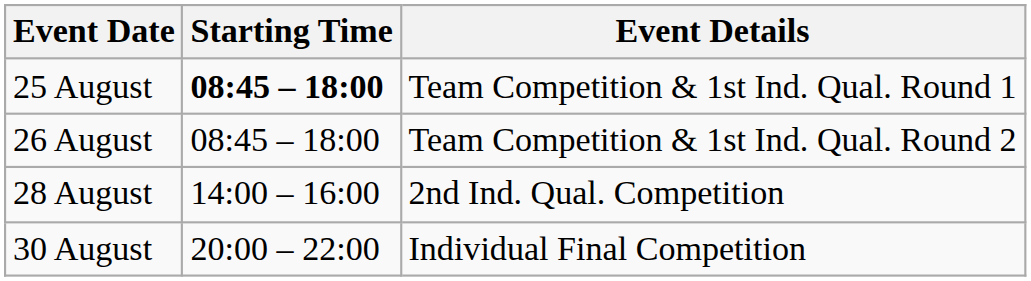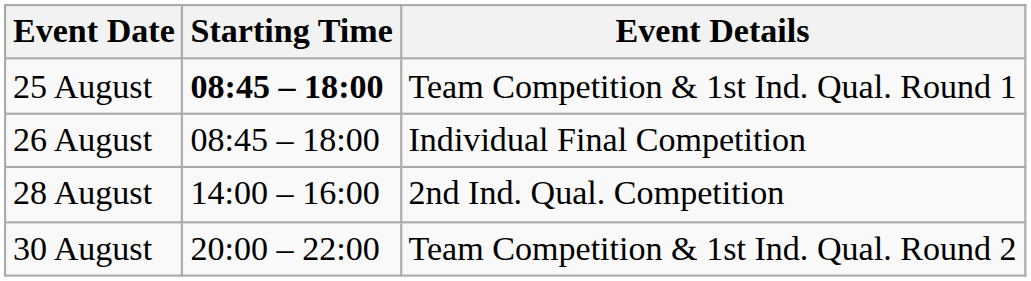(713, 139) Team Competition & 1st Ind. Qual. Round 2 -> (607, 139) Individual Final Competition
(607, 247) Individual Final Competition -> (713, 247) Team Competition & 1st Ind. Qual. Round 2
